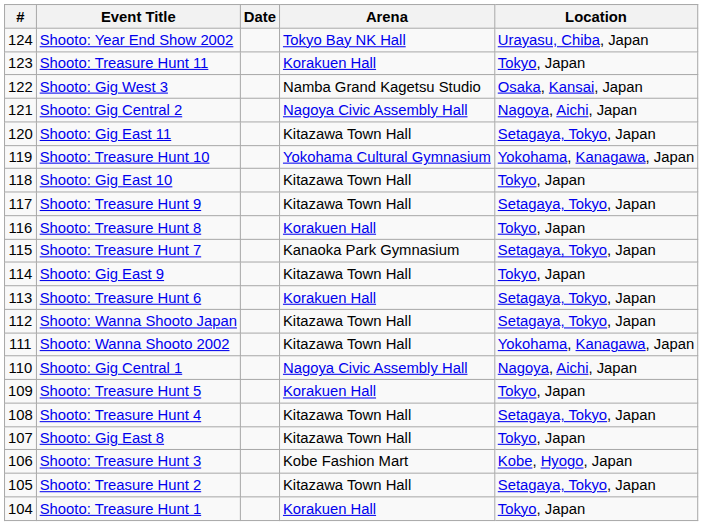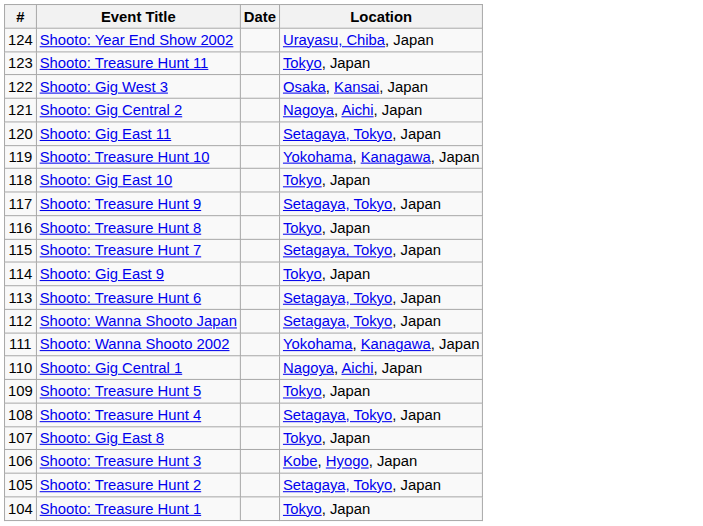- column: (387, 17)
